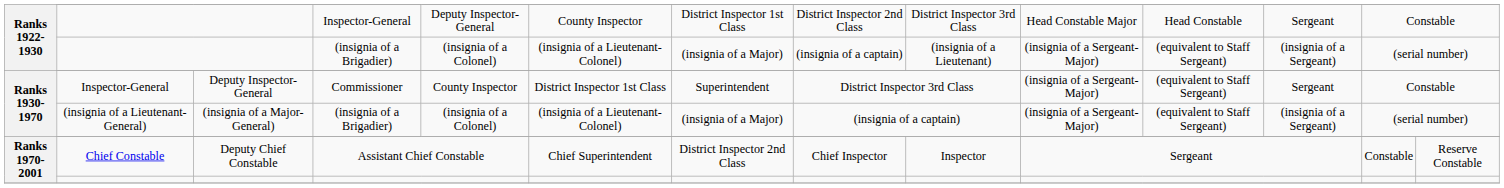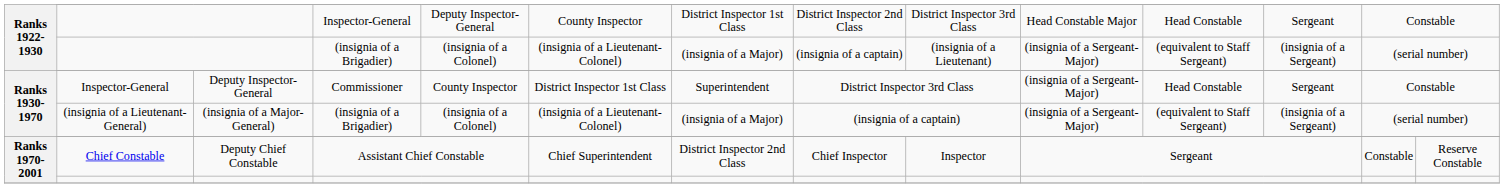(1203, 86) (equivalent to Staff Sergeant) -> (1203, 86) Head Constable
